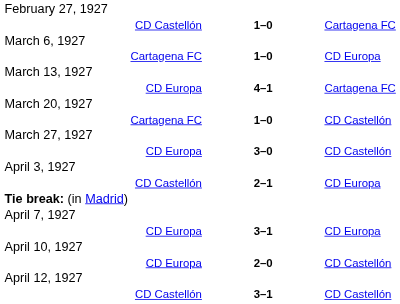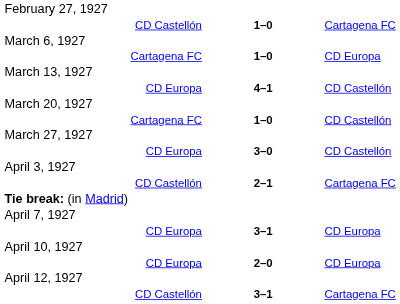(360, 88) Cartagena FC -> (358, 88) CD Castellón
(353, 183) CD Europa -> (360, 183) Cartagena FC
(358, 263) CD Castellón -> (353, 263) CD Europa
(358, 294) CD Castellón -> (360, 294) Cartagena FC
